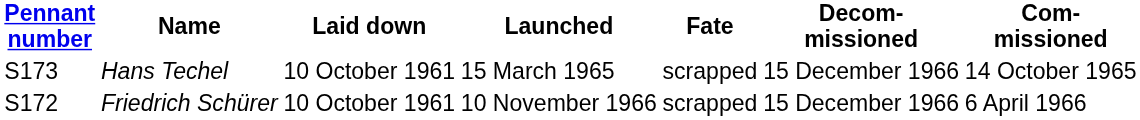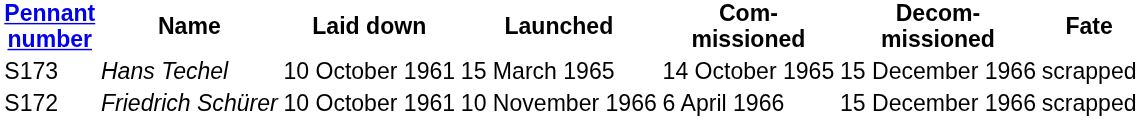columns swapped: (1051, 27) <-> (710, 27)
